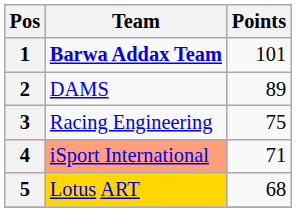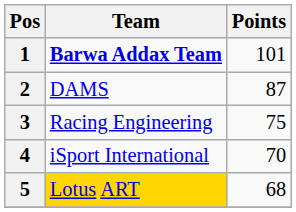(276, 88) 89 -> (276, 88) 87
(129, 155) lightsalmon background -> (129, 155) no background
(276, 155) 71 -> (276, 155) 70
